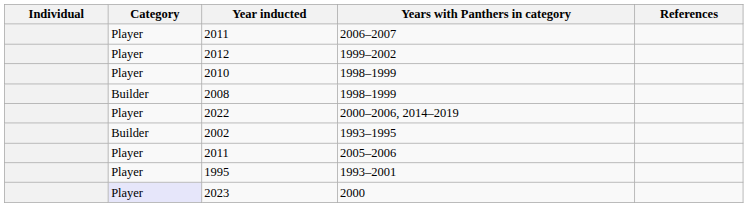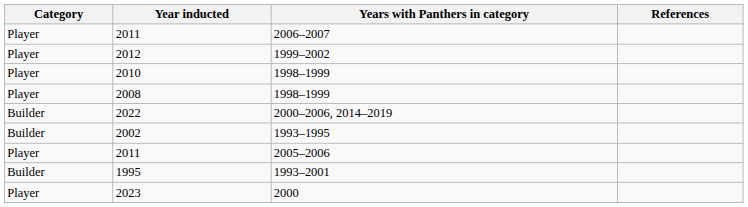- column: (56, 14)
(130, 93) Builder -> (23, 93) Player
(127, 113) Player -> (26, 113) Builder
(127, 172) Player -> (26, 172) Builder
(127, 192) lavender background -> (23, 192) no background
